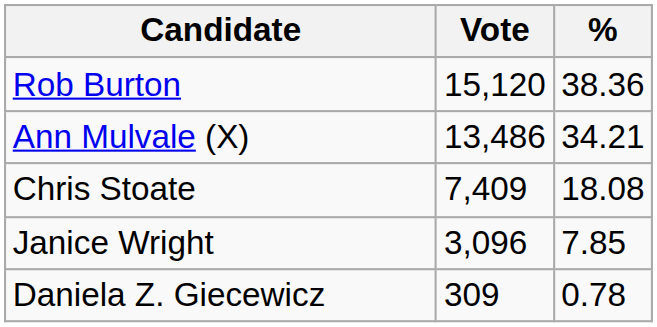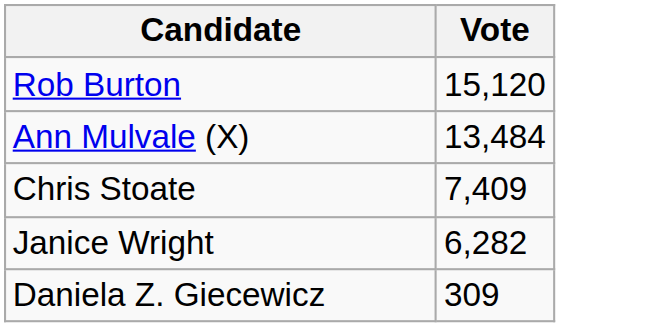- column: (603, 30)
(495, 136) 13,486 -> (495, 136) 13,484
(486, 242) 3,096 -> (486, 242) 6,282
